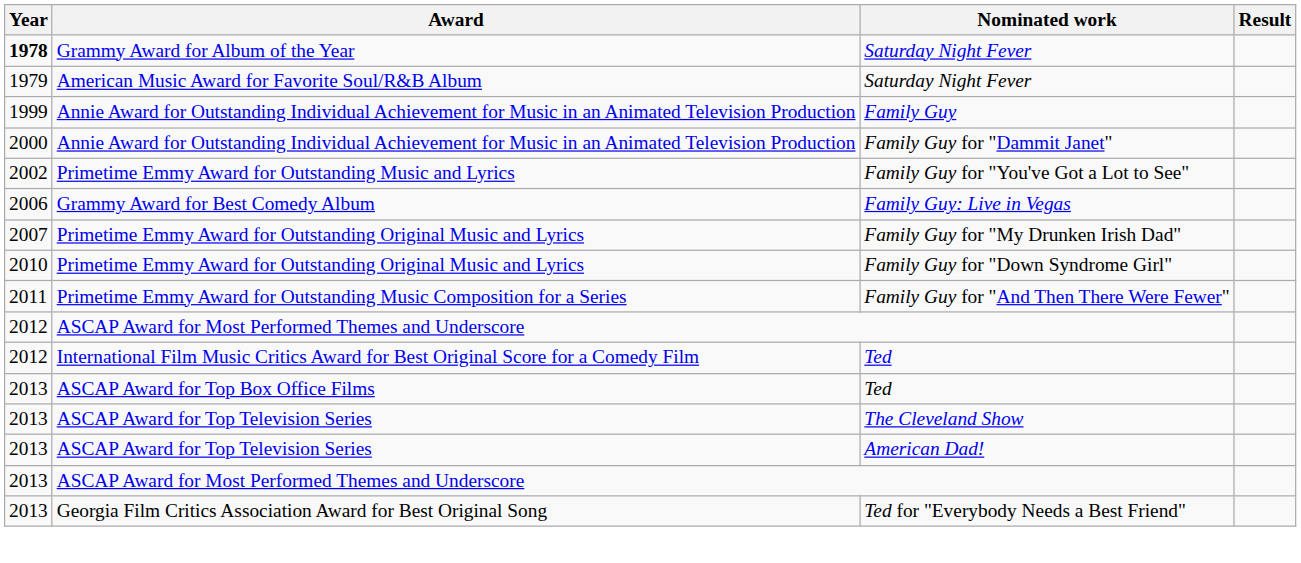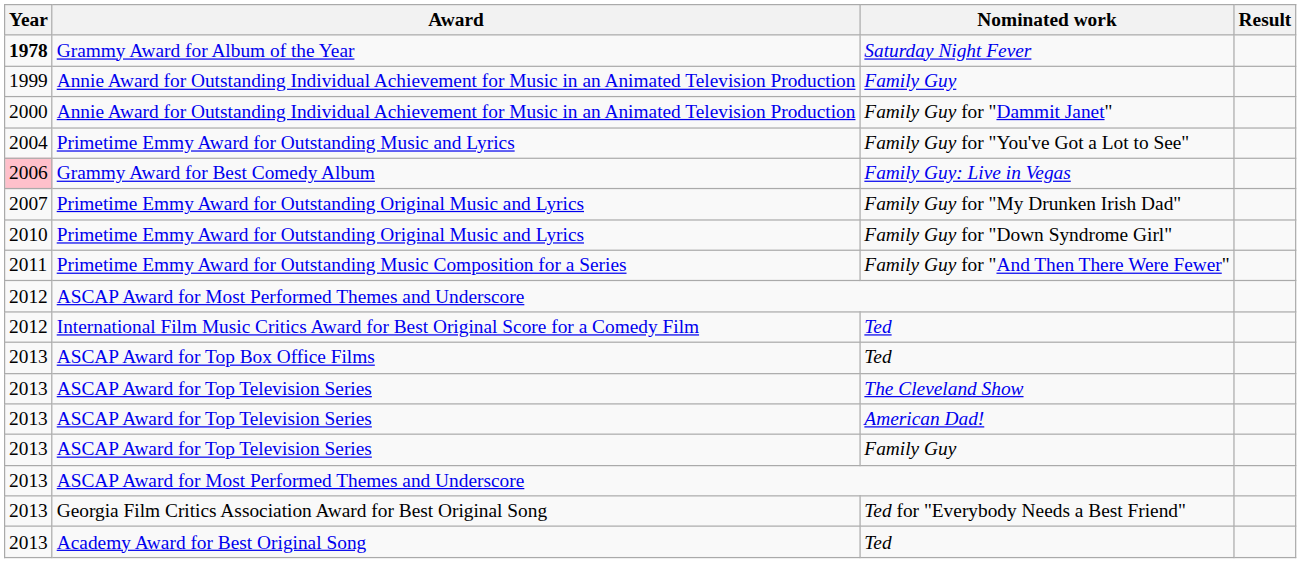- row: (269, 81)
(28, 173) 2002 -> (28, 142) 2004
(28, 204) no background -> (28, 173) pink background
+ row: (214, 449)
+ row: (211, 541)
